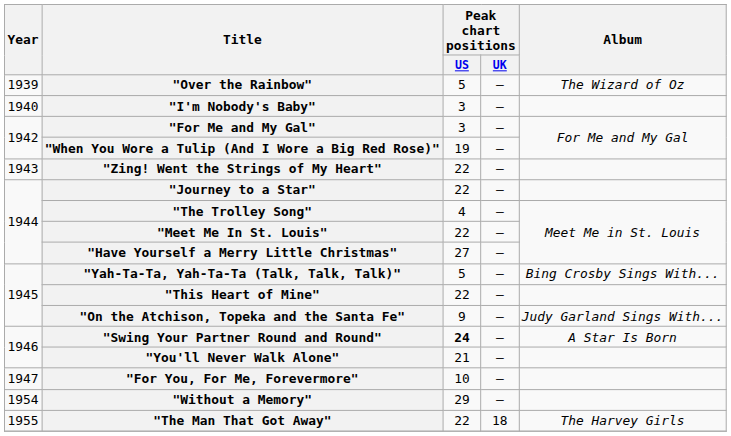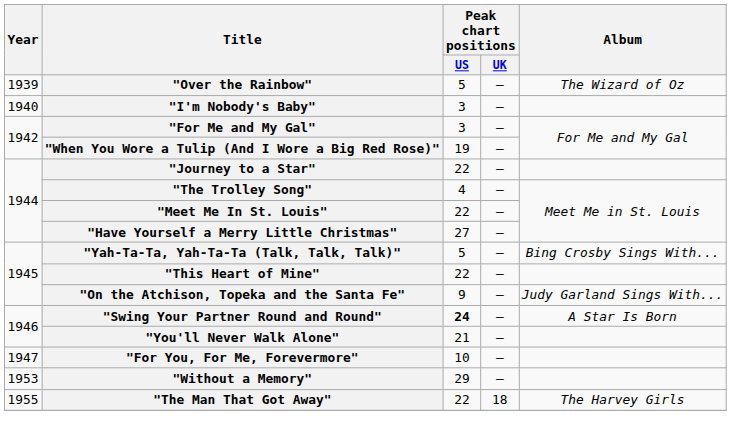- row: (242, 169)
(23, 400) 1954 -> (23, 379) 1953
